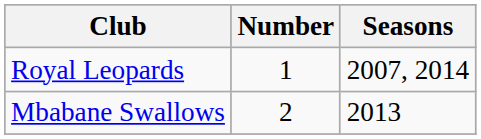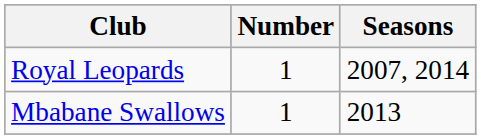(286, 112) 2 -> (286, 112) 1
